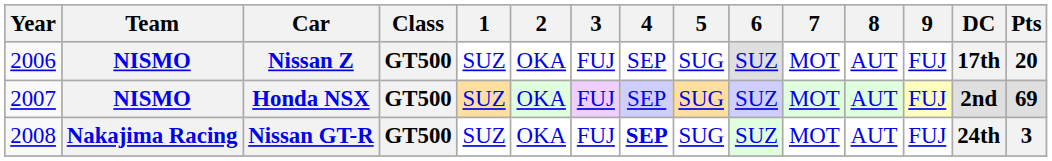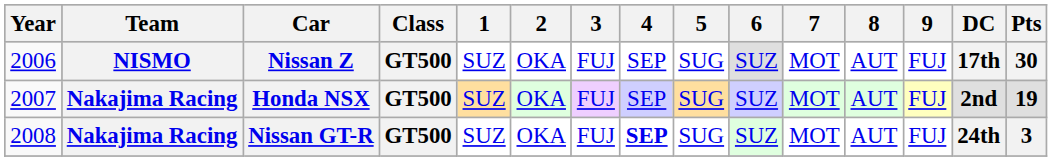(1026, 60) 20 -> (1026, 60) 30
(152, 98) NISMO -> (152, 98) Nakajima Racing
(1026, 98) 69 -> (1026, 98) 19
